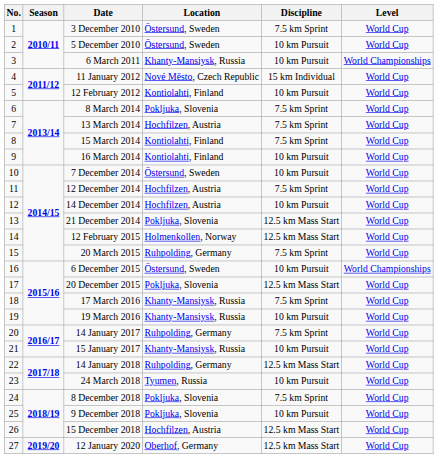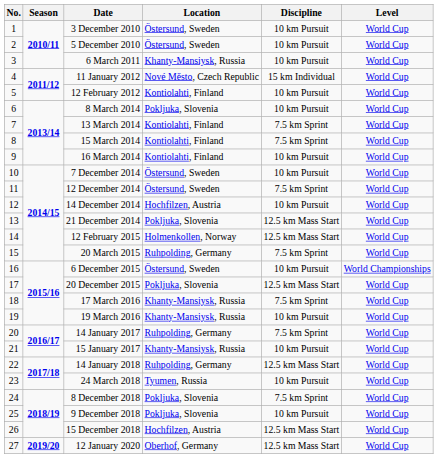(301, 28) 7.5 km Sprint -> (301, 28) 10 km Pursuit
(387, 60) World Championships -> (387, 60) World Cup
(301, 108) 7.5 km Sprint -> (301, 108) 10 km Pursuit
(183, 124) Hochfilzen, Austria -> (184, 124) Kontiolahti, Finland
(183, 189) Hochfilzen, Austria -> (182, 189) Östersund, Sweden
